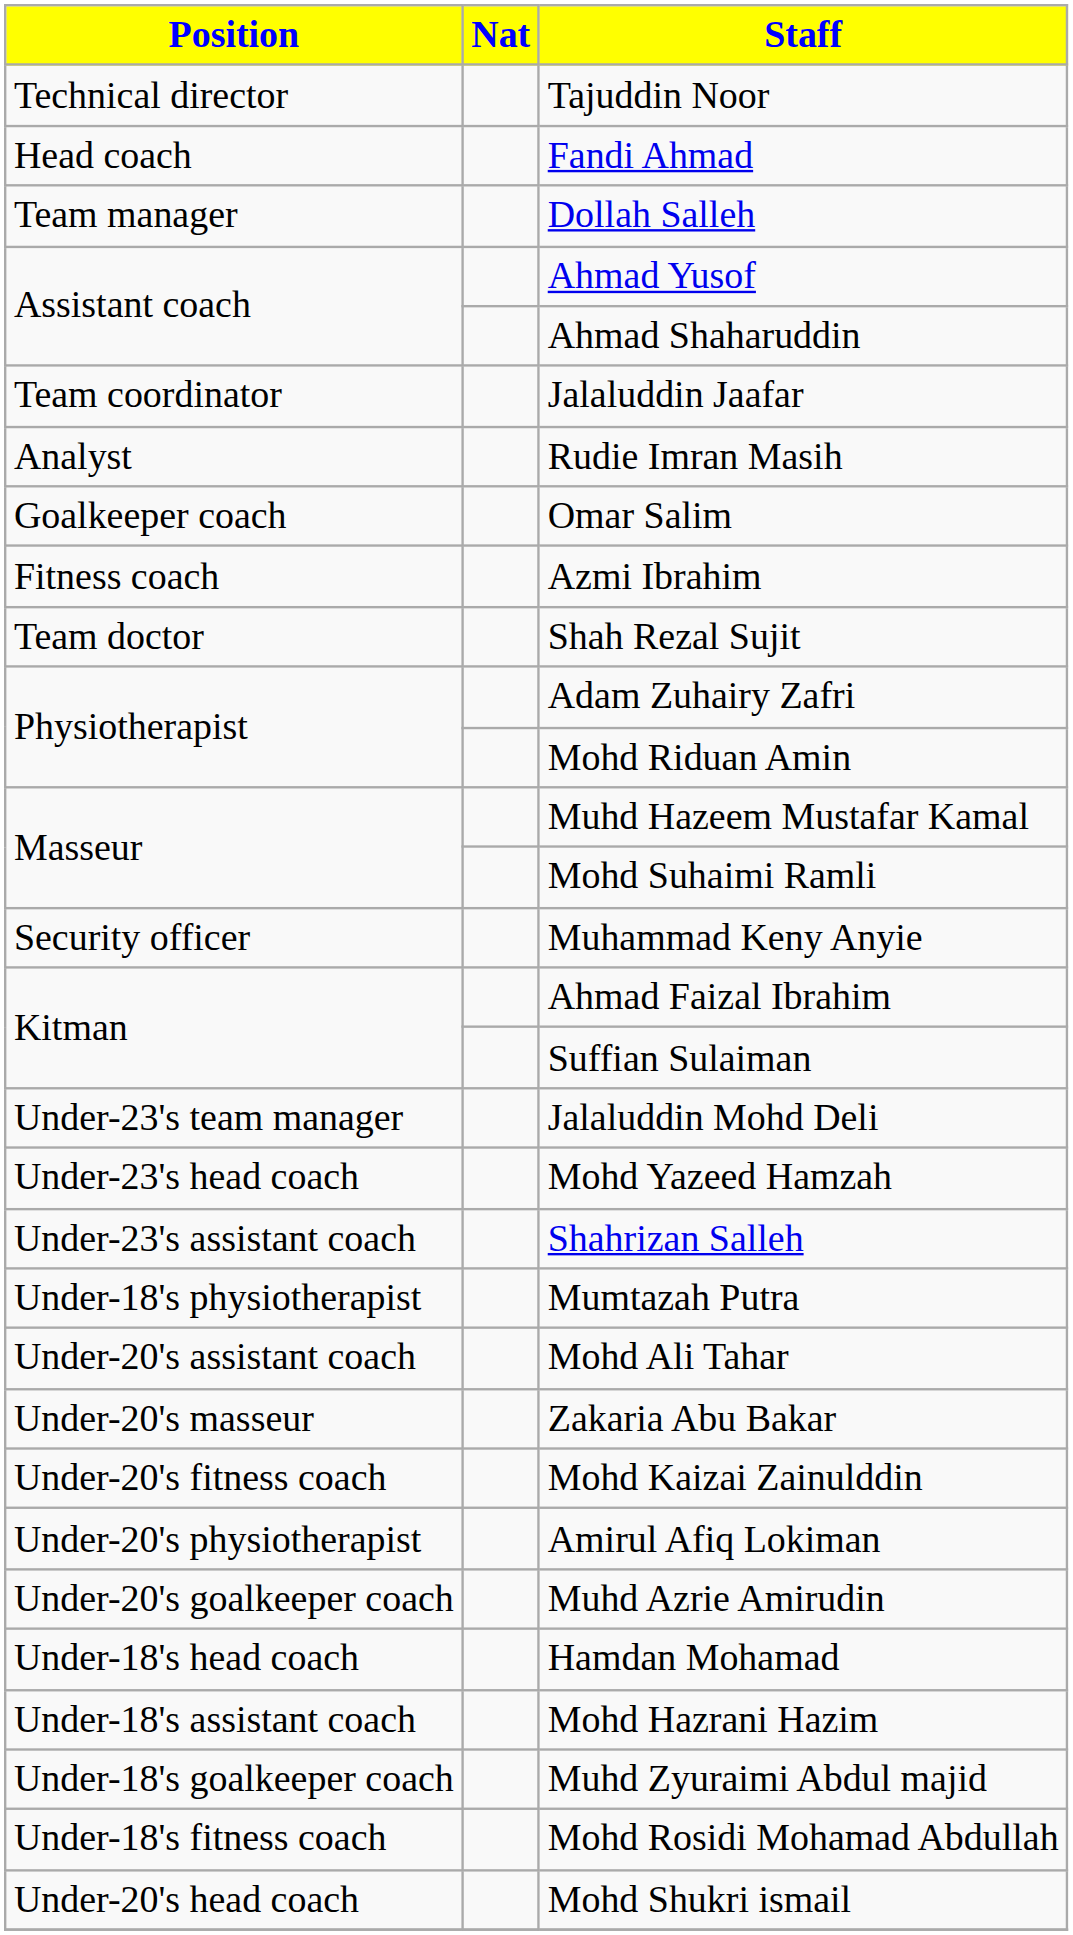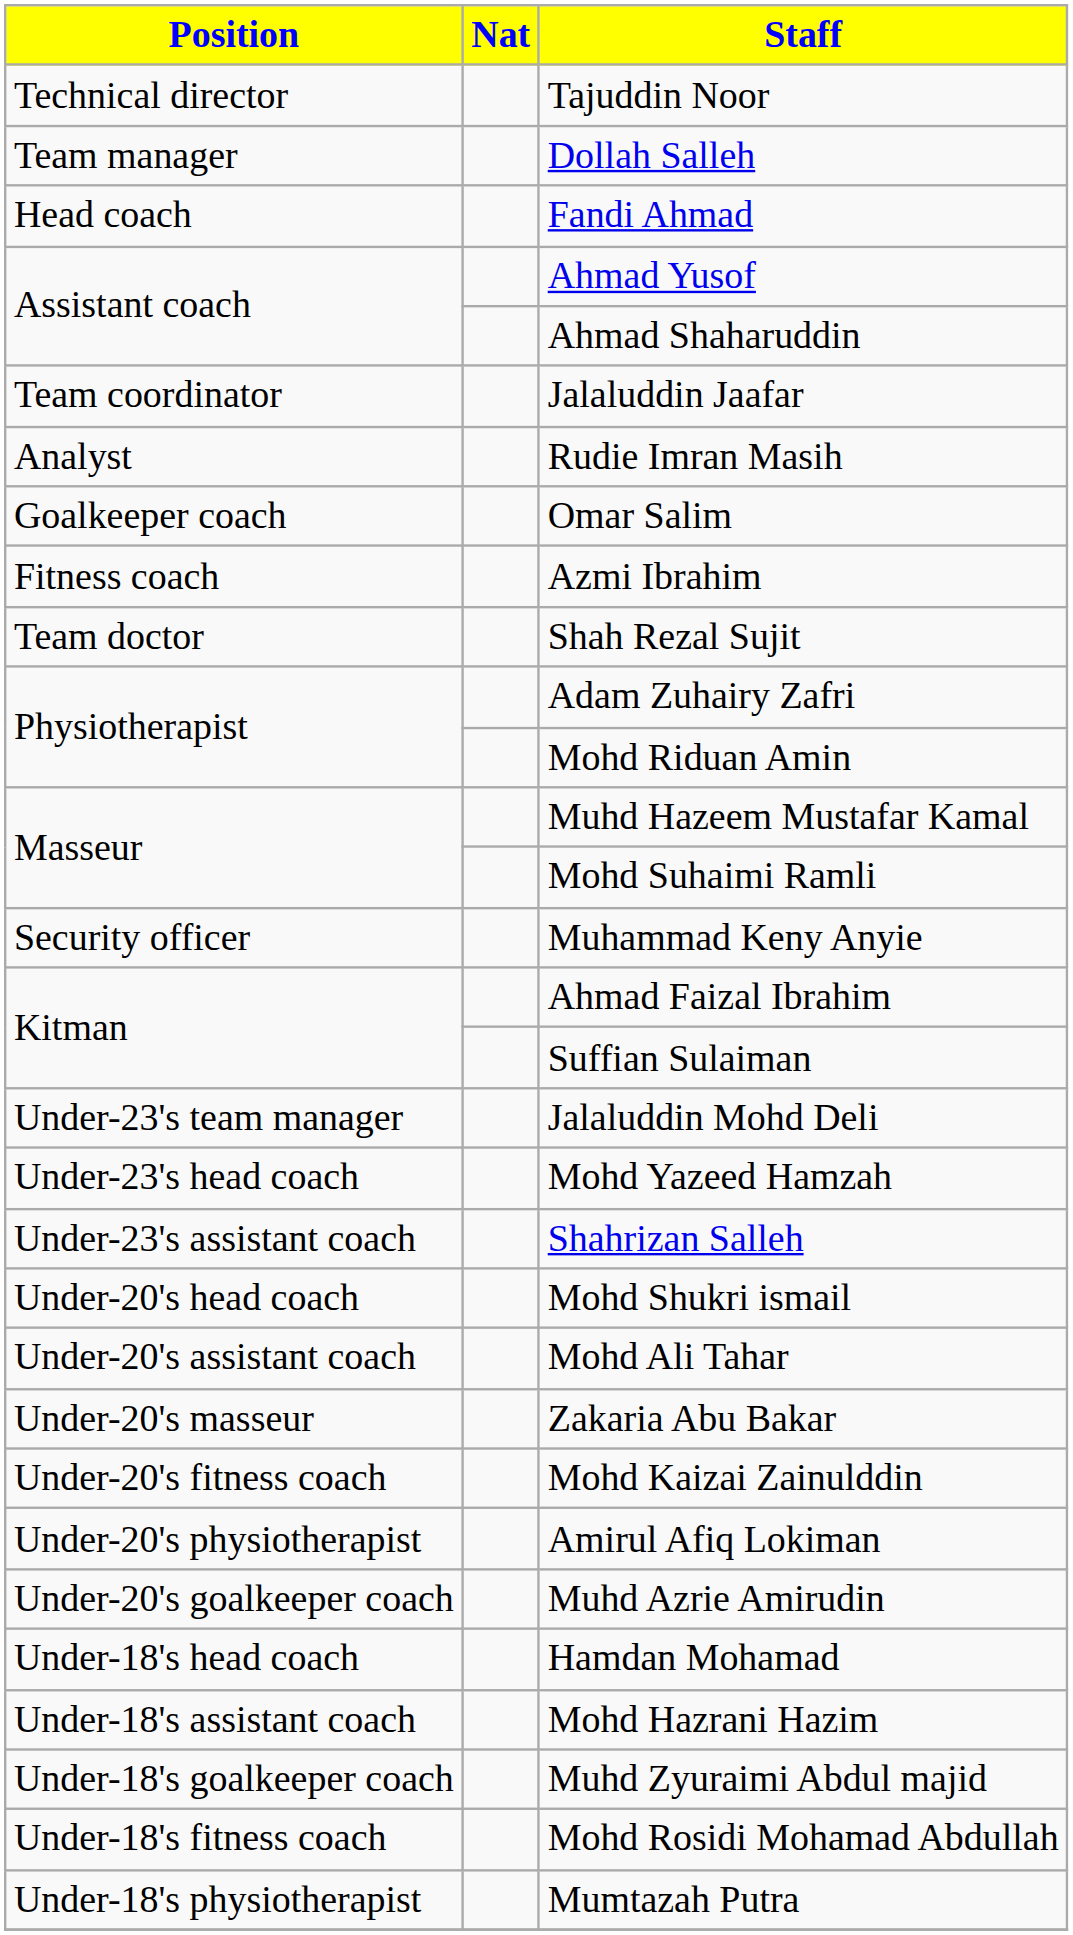rows swapped: (651, 214) <-> (650, 154)
rows swapped: (699, 1898) <-> (674, 1297)
